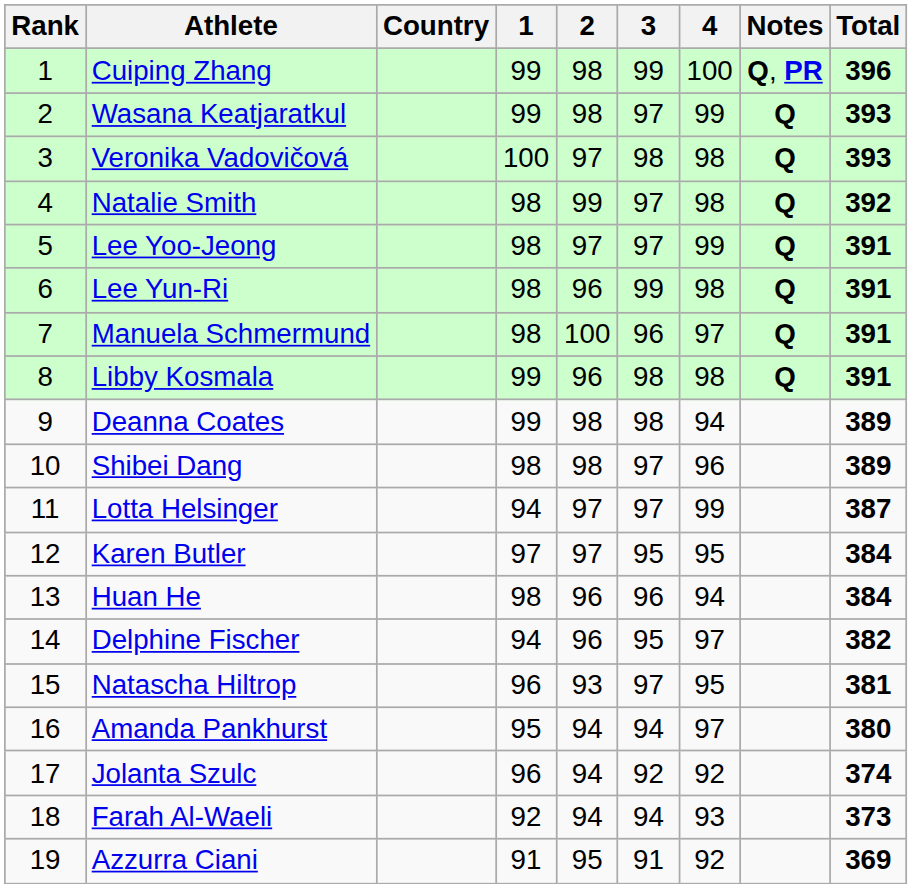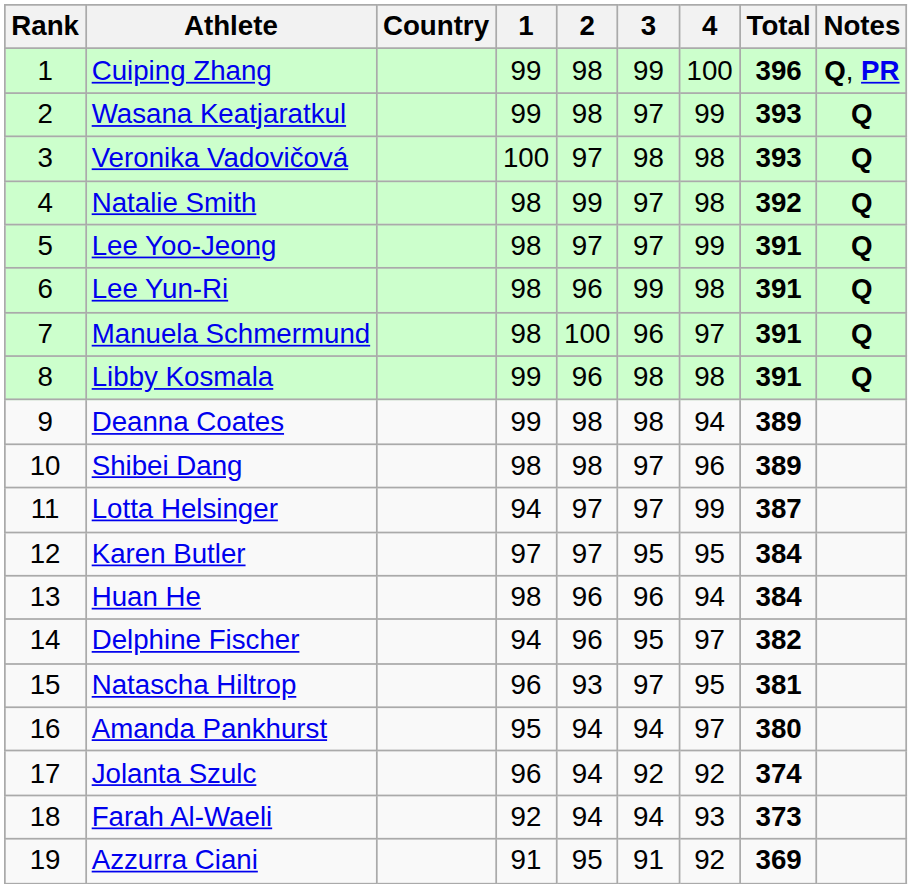columns swapped: (868, 26) <-> (785, 26)
